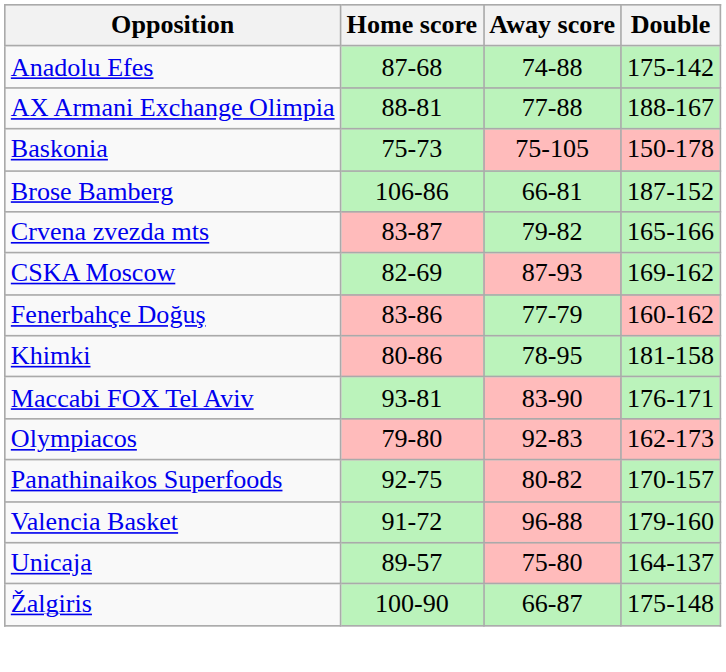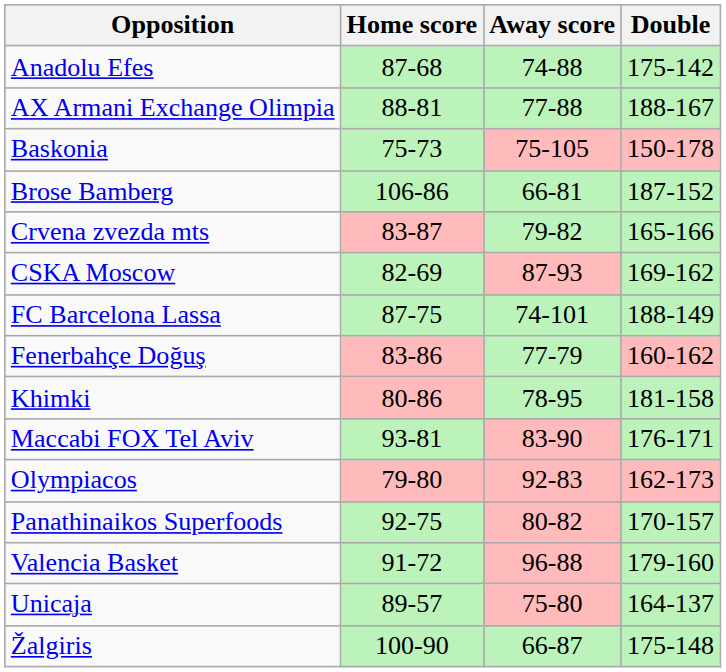+ row: (116, 314)
